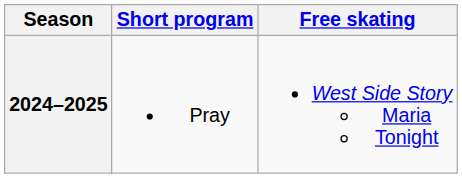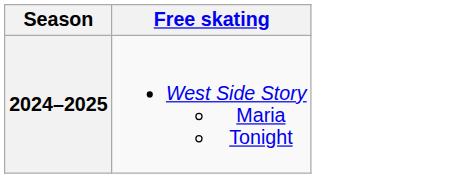- column: (185, 20)
